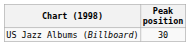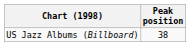(163, 35) 30 -> (163, 35) 38
